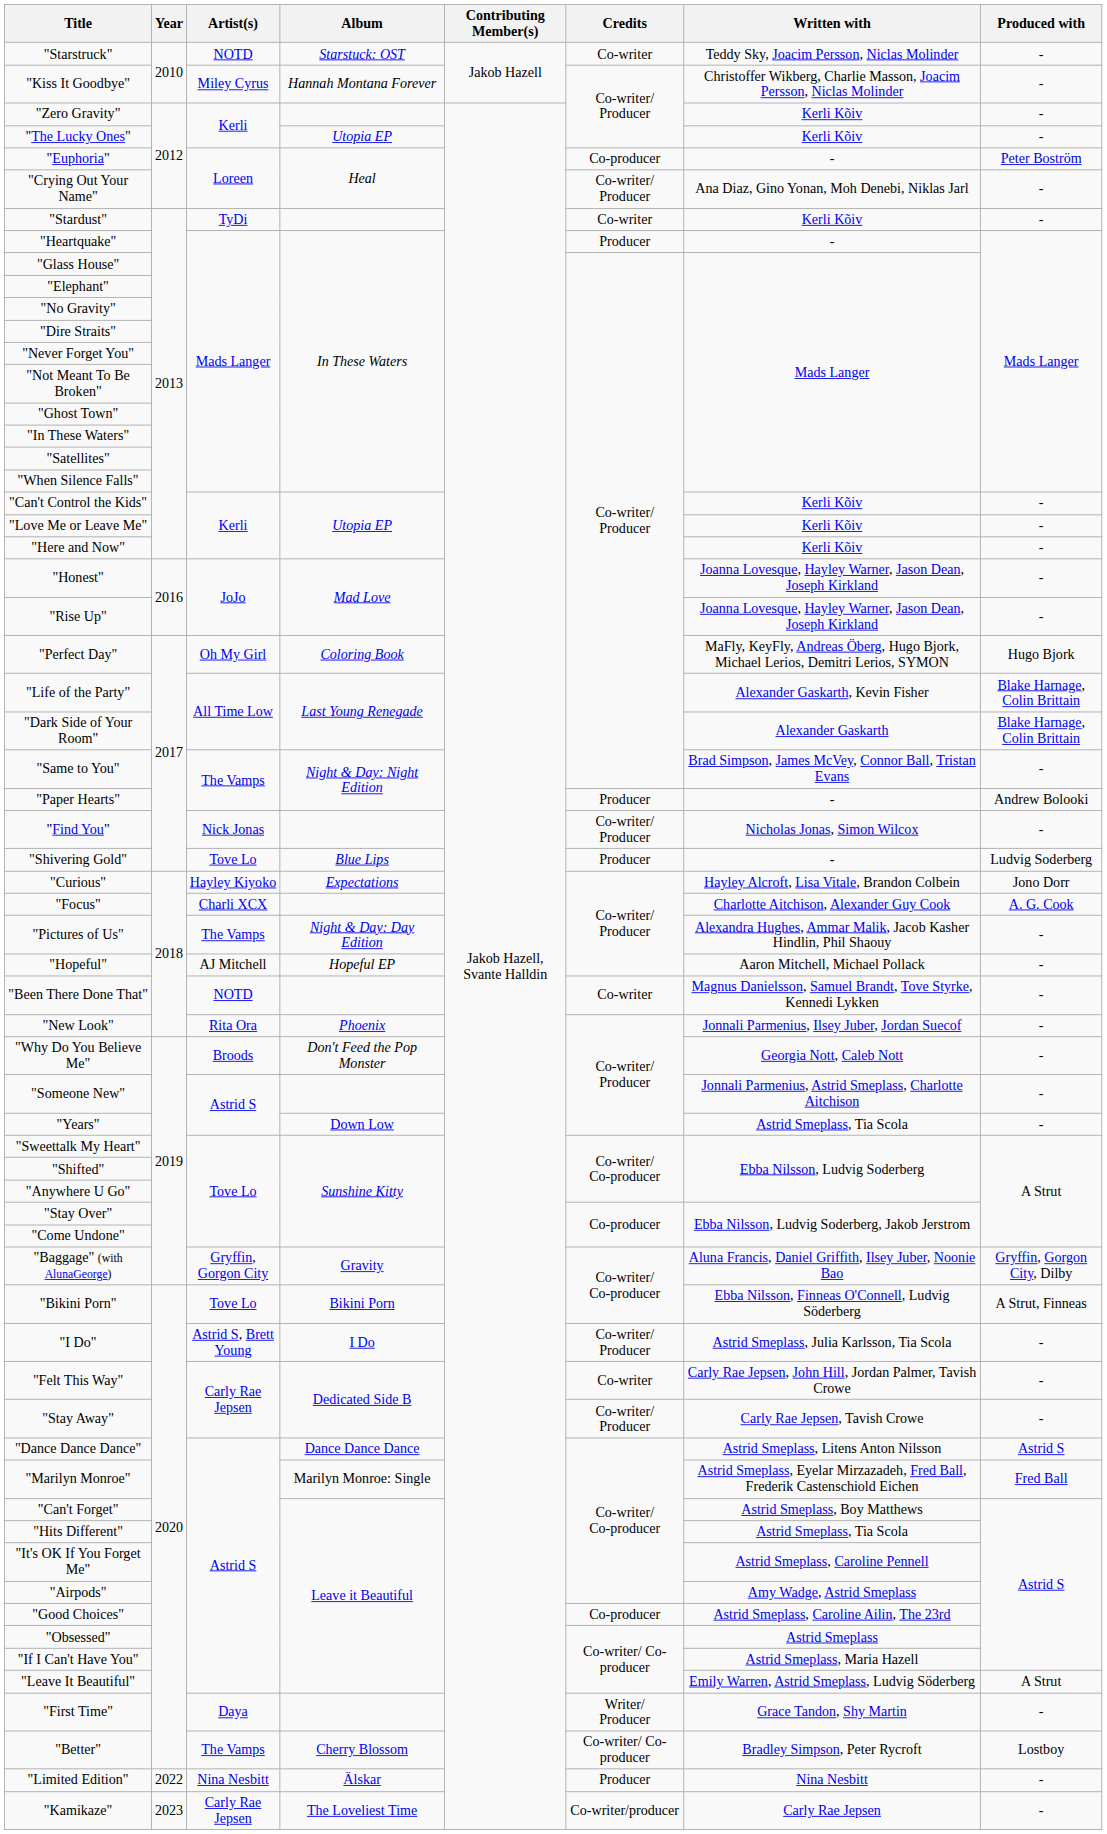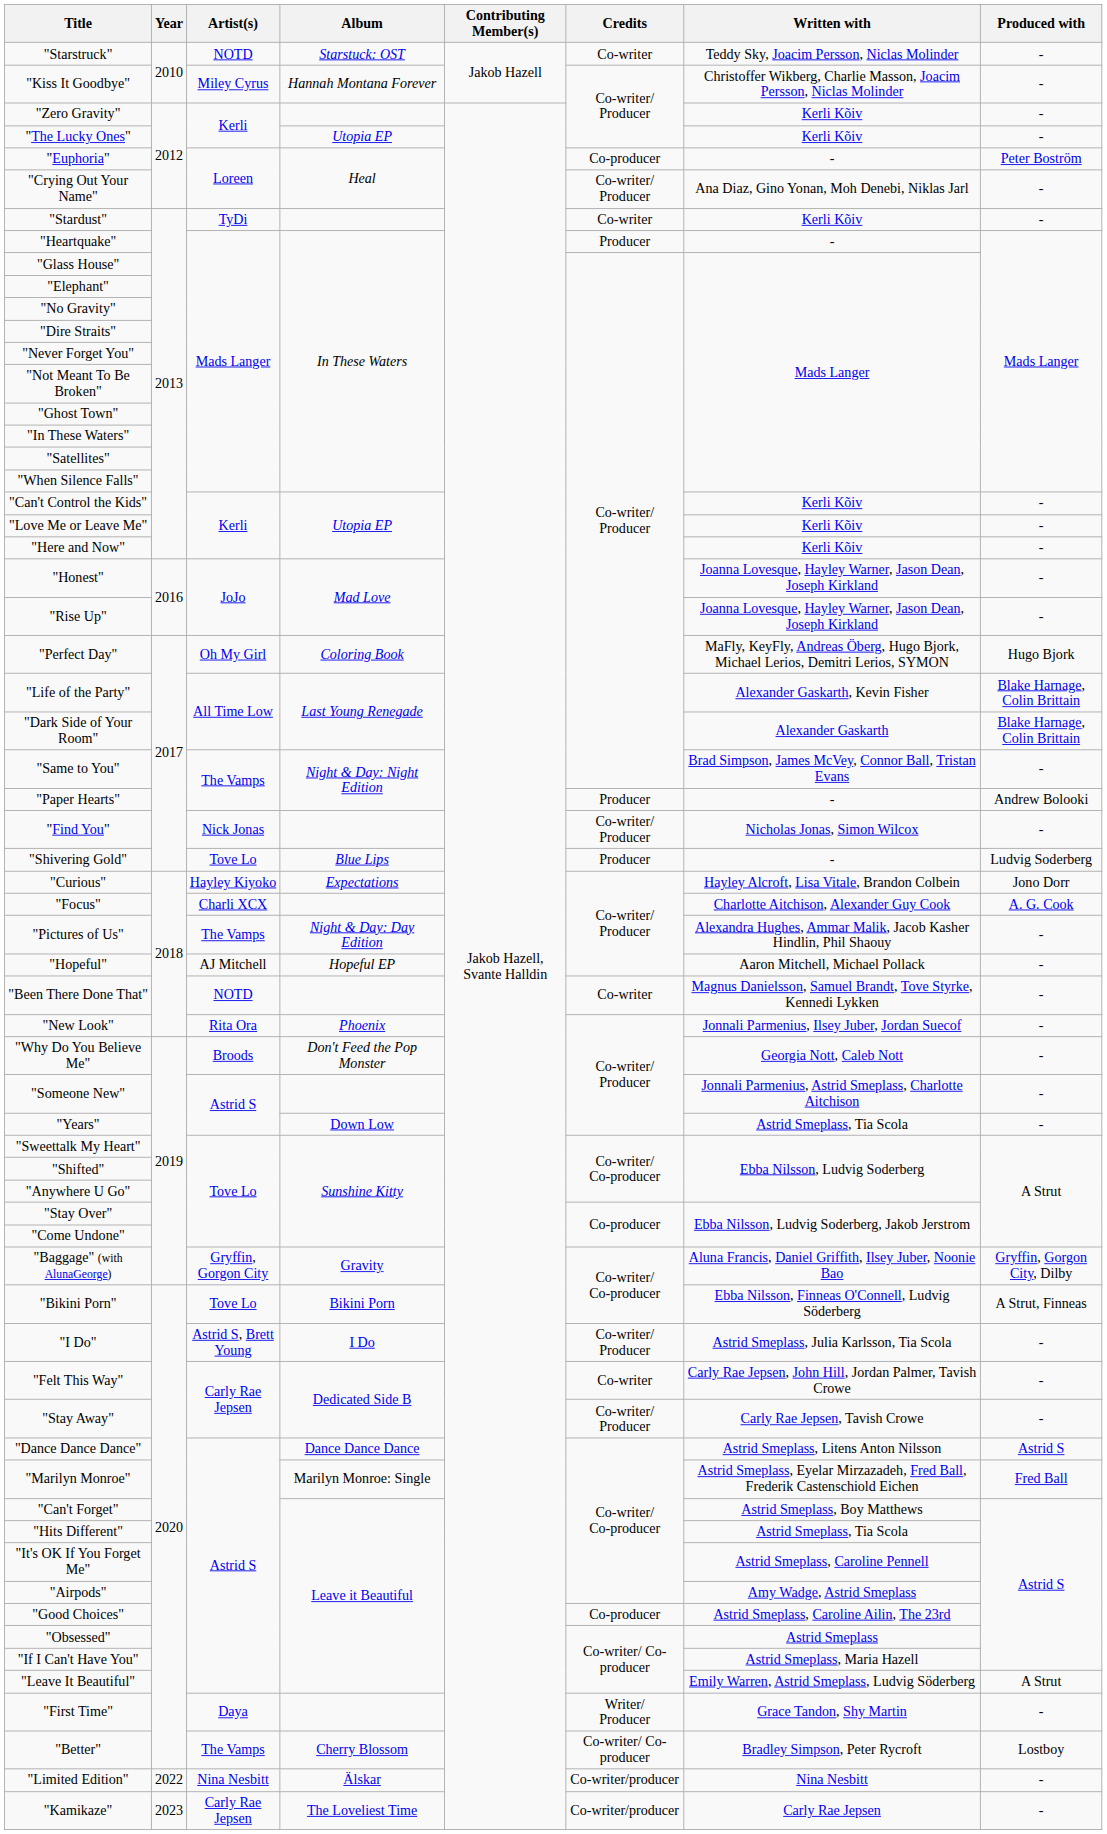(625, 1780) Producer -> (625, 1780) Co-writer/producer
